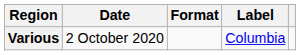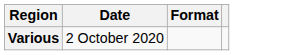- column: (255, 15)
